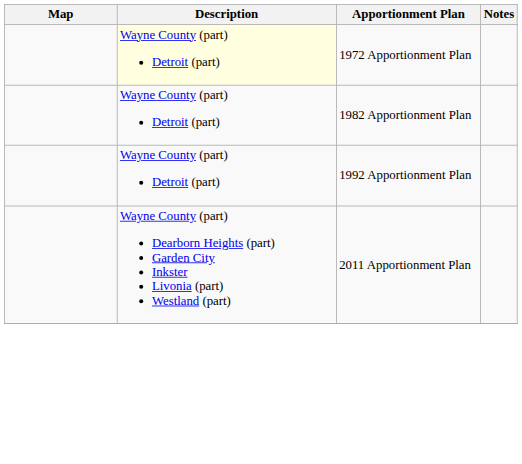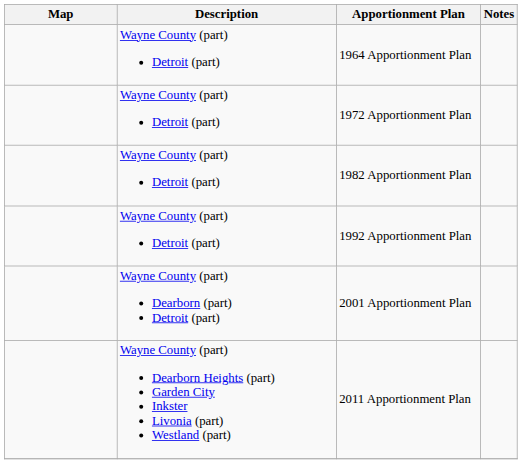+ row: (405, 54)
(227, 48) lightyellow background -> (227, 109) no background
+ row: (405, 303)
